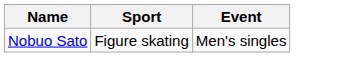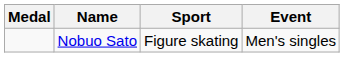+ column: (29, 17)
